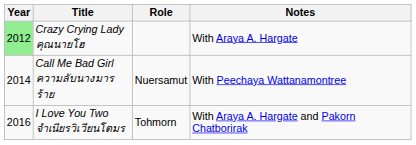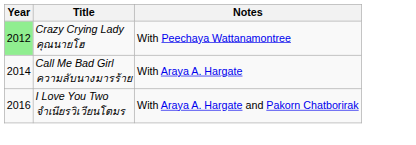- column: (161, 13)
(245, 38) With Araya A. Hargate -> (214, 38) With Peechaya Wattanamontree
(269, 80) With Peechaya Wattanamontree -> (190, 72) With Araya A. Hargate
